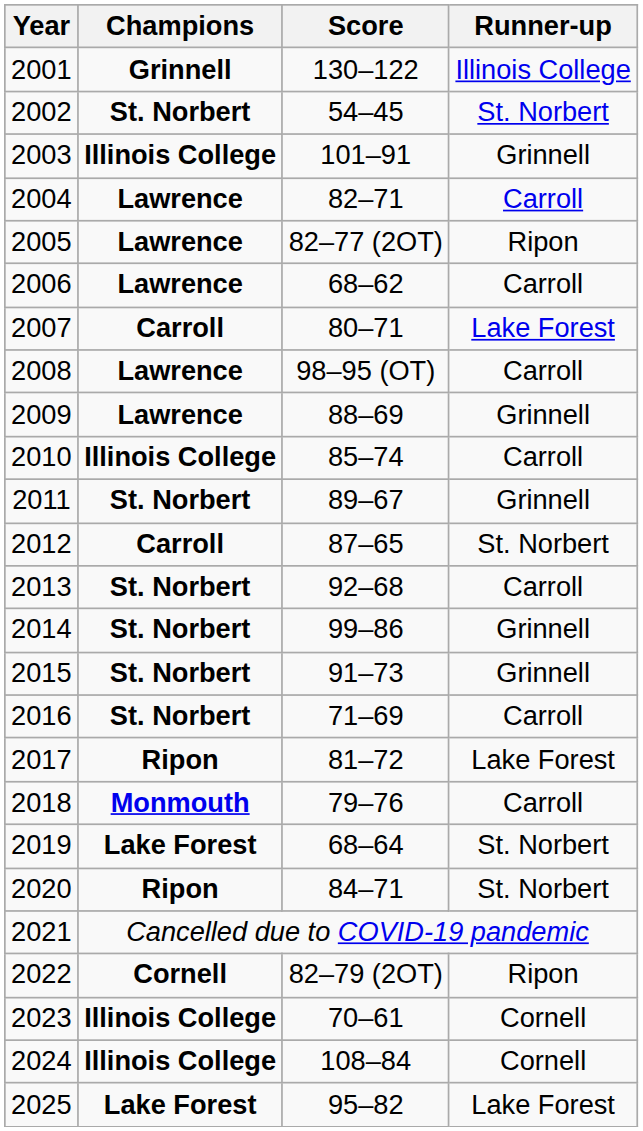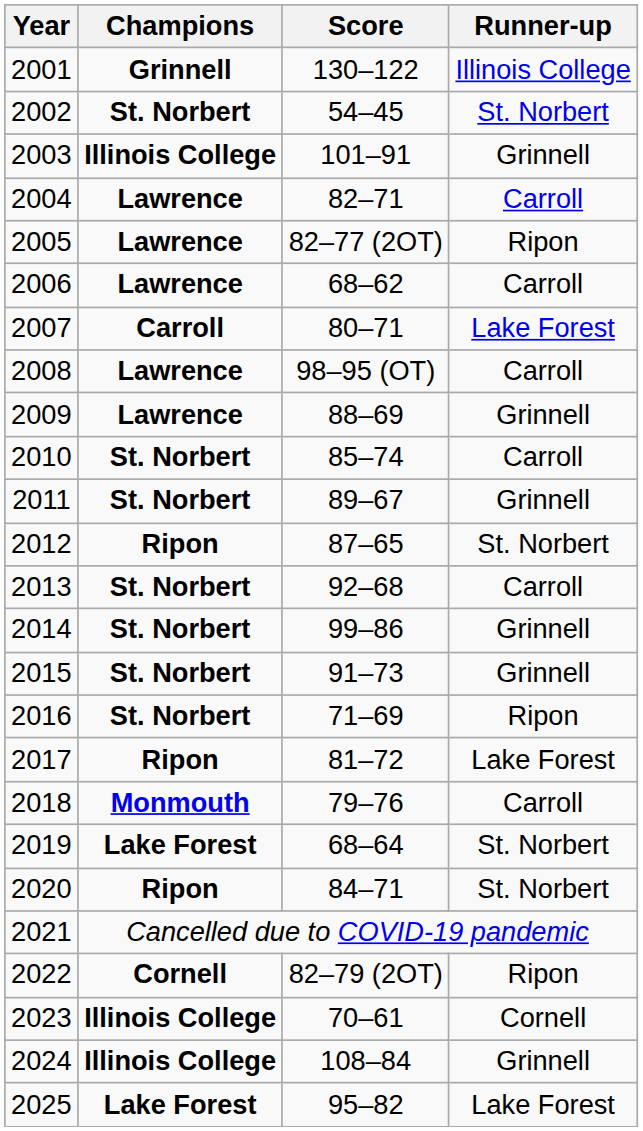(180, 457) Illinois College -> (180, 457) St. Norbert
(180, 543) Carroll -> (180, 543) Ripon
(543, 716) Carroll -> (543, 716) Ripon
(543, 1061) Cornell -> (543, 1061) Grinnell
